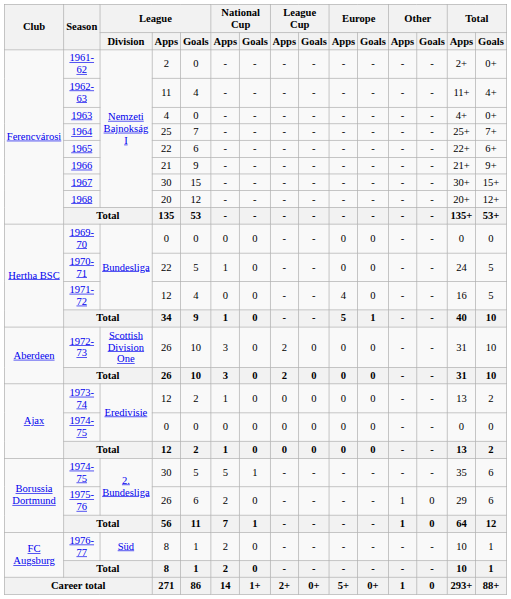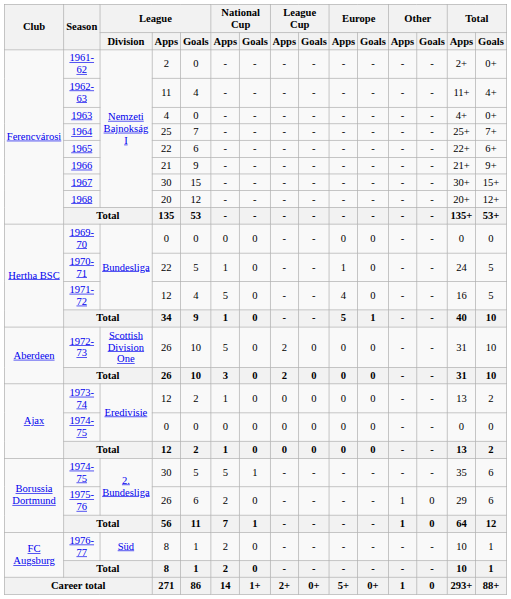(343, 267) 0 -> (343, 267) 1
(225, 295) 0 -> (225, 295) 5
(225, 347) 3 -> (225, 347) 5
